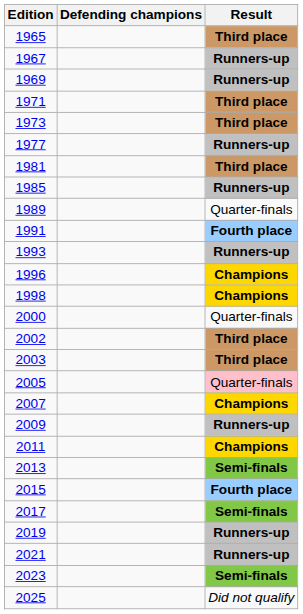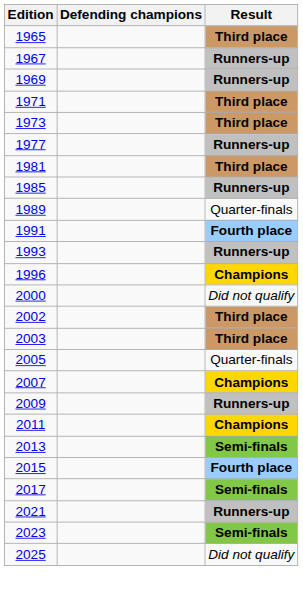- row: (31, 295)
(251, 317) Quarter-finals -> (251, 295) Did not qualify
(251, 381) pink background -> (251, 360) no background
- row: (31, 532)
